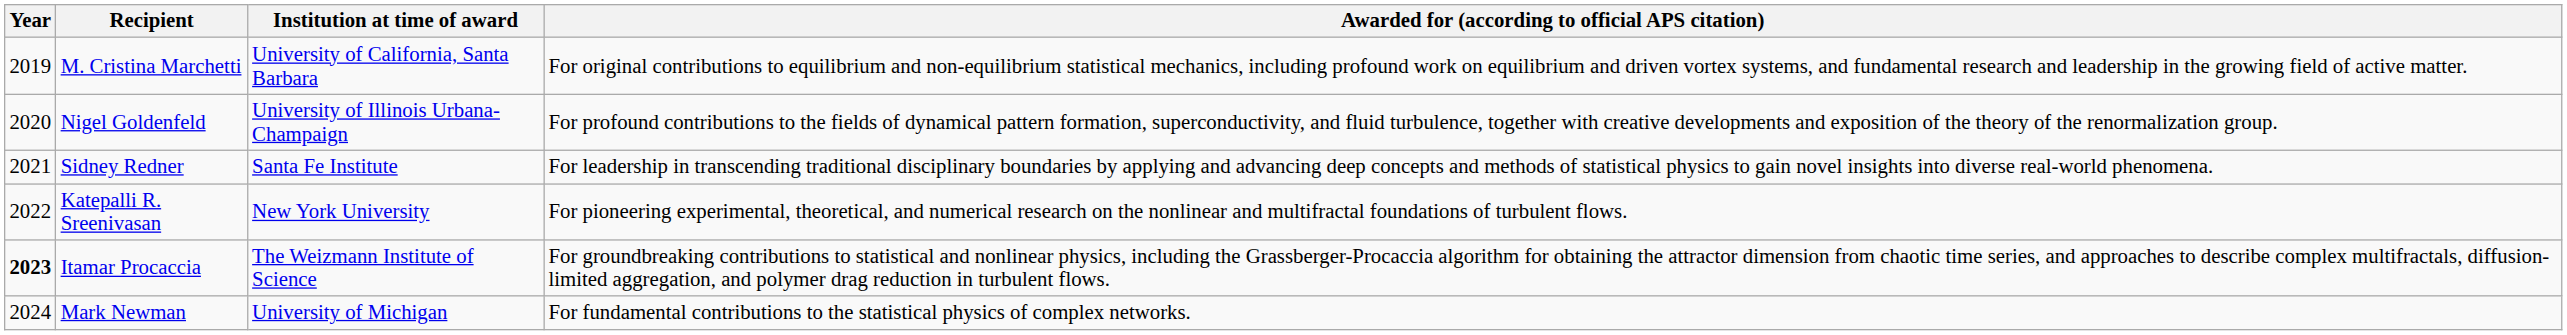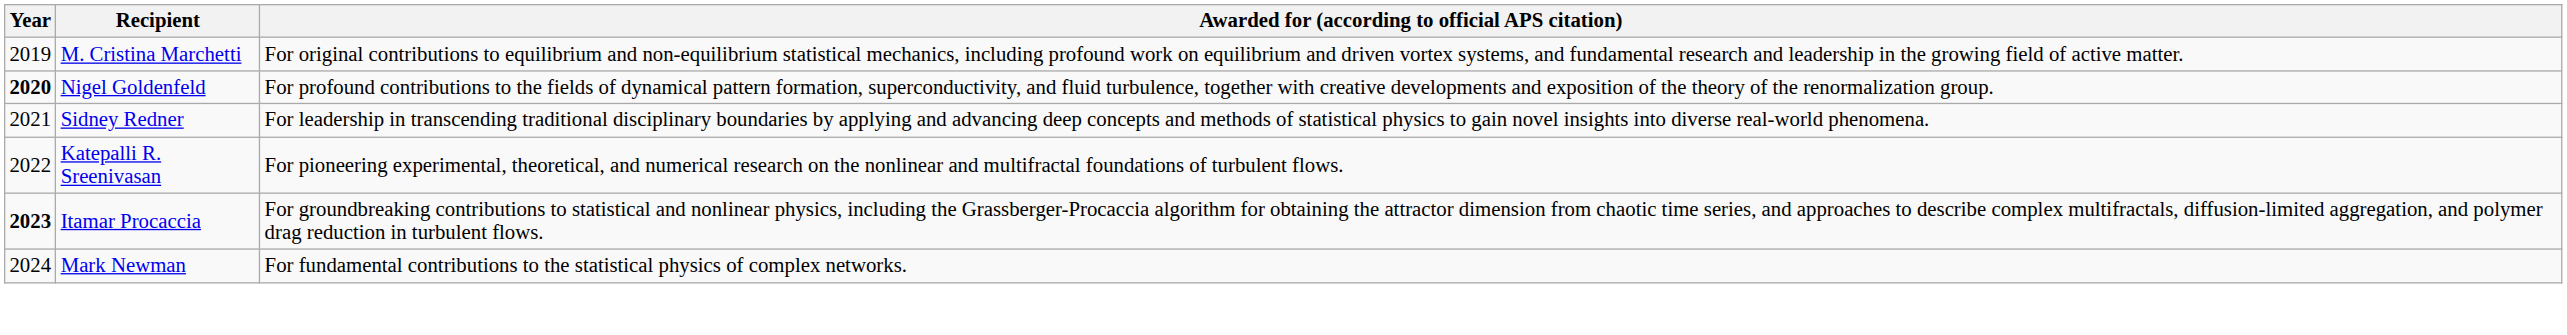- column: (395, 20)
(30, 122) normal -> (30, 86) bold
